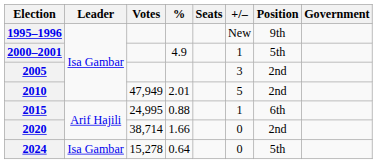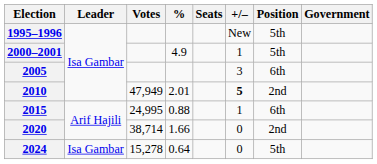(278, 33) 9th -> (278, 33) 5th
(278, 71) 2nd -> (278, 71) 6th
(240, 91) normal -> (240, 91) bold
